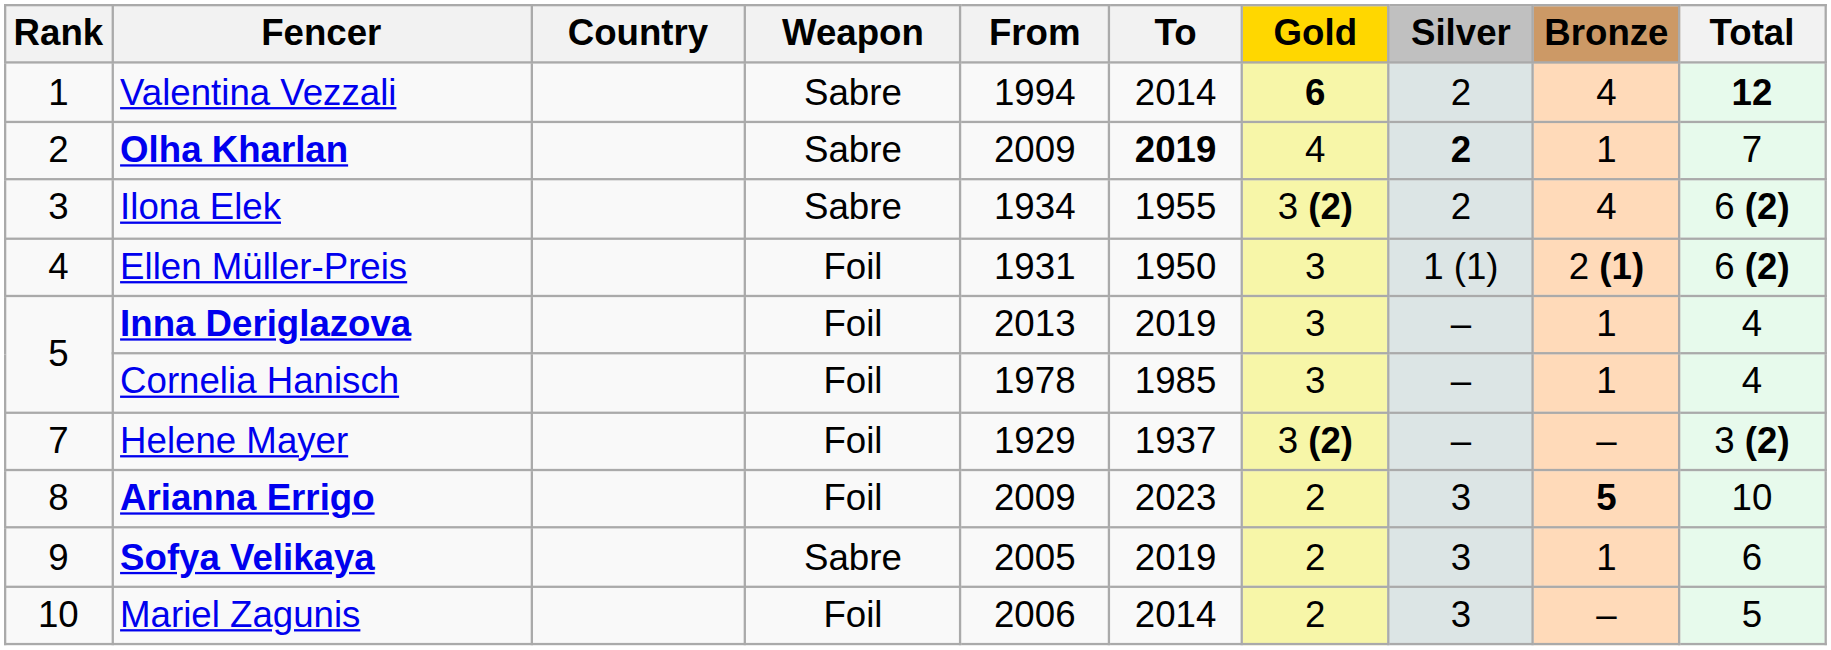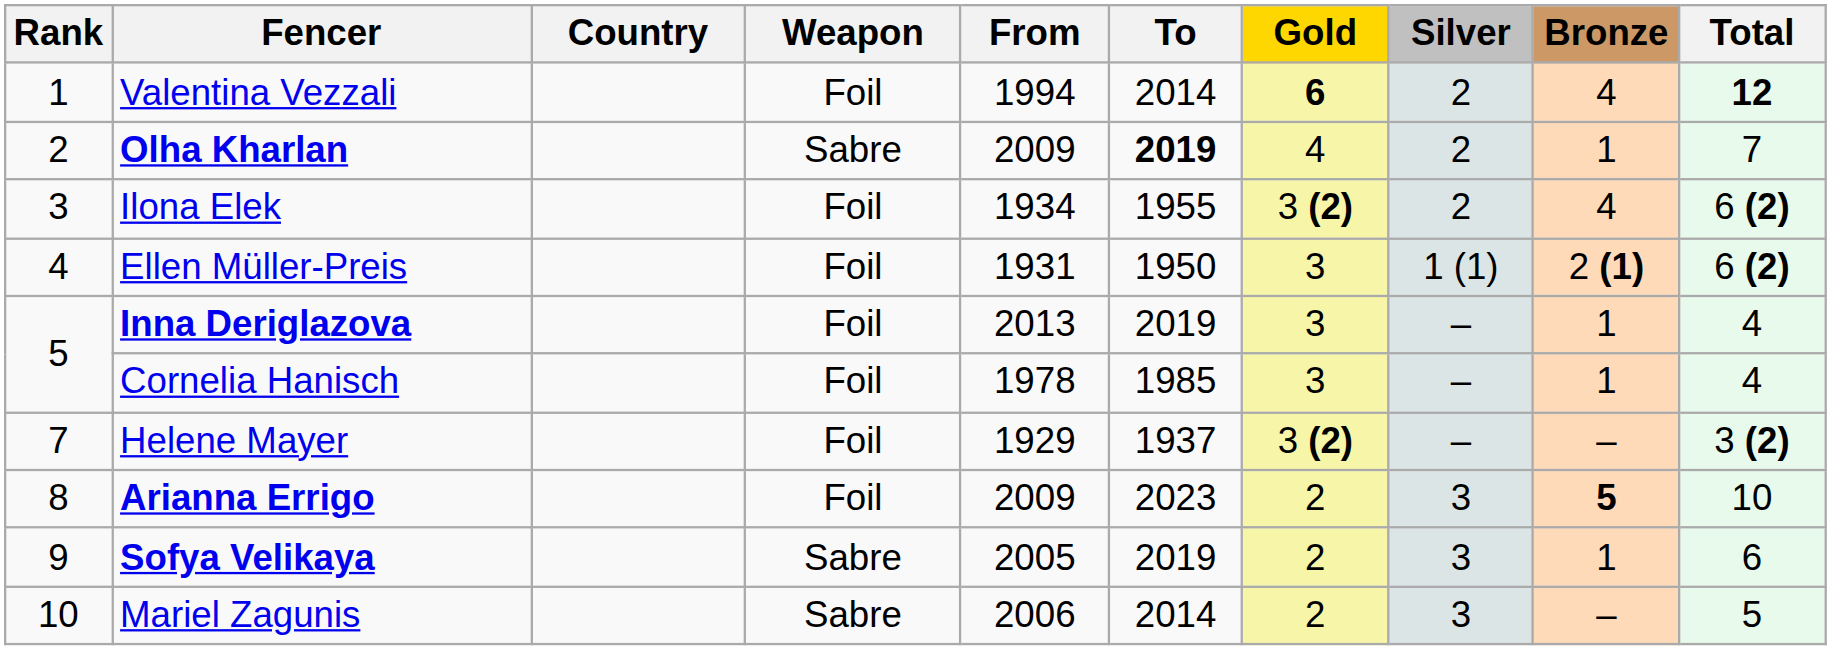(853, 91) Sabre -> (853, 91) Foil
(1461, 149) bold -> (1461, 149) normal
(853, 207) Sabre -> (853, 207) Foil
(853, 614) Foil -> (853, 614) Sabre
